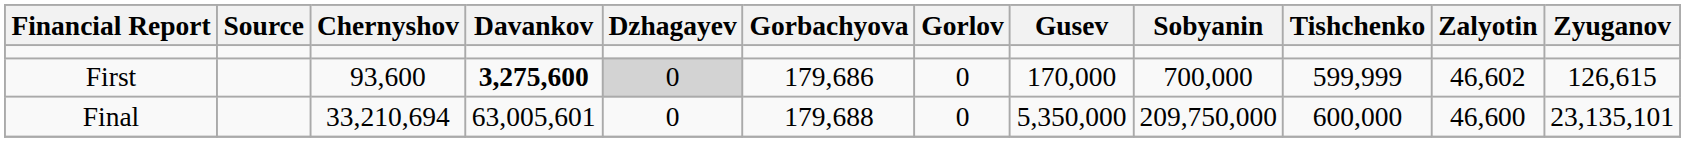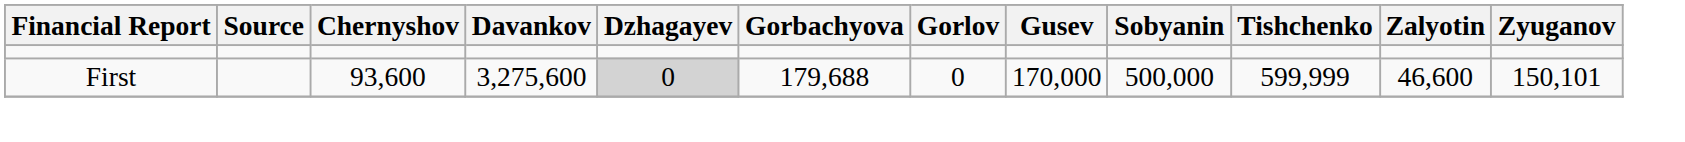(534, 78) bold -> (531, 78) normal
(829, 78) 179,686 -> (824, 78) 179,688
(1208, 78) 700,000 -> (1169, 78) 500,000
(1488, 78) 46,602 -> (1435, 78) 46,600
(1612, 78) 126,615 -> (1557, 78) 150,101
- row: (111, 117)
